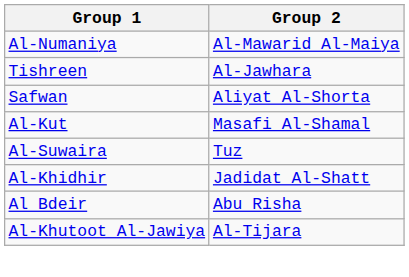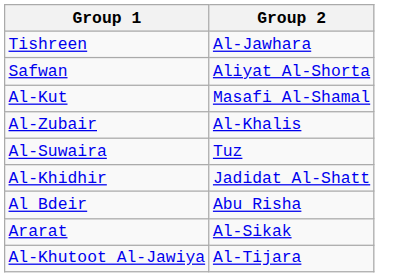- row: (63, 45)
+ row: (53, 125)
+ row: (38, 232)
